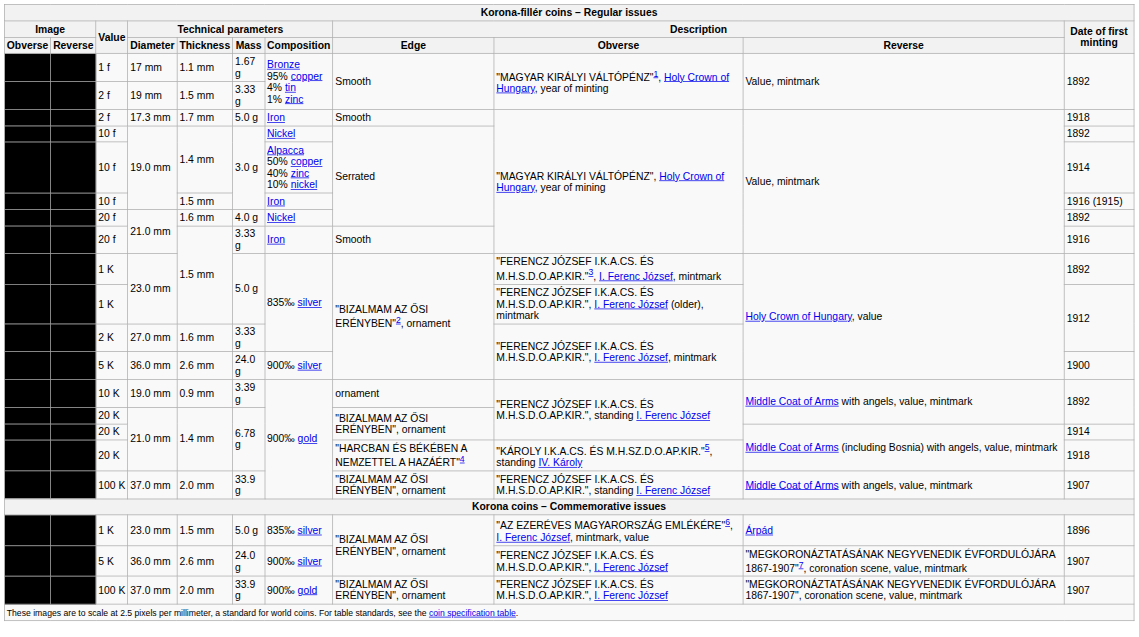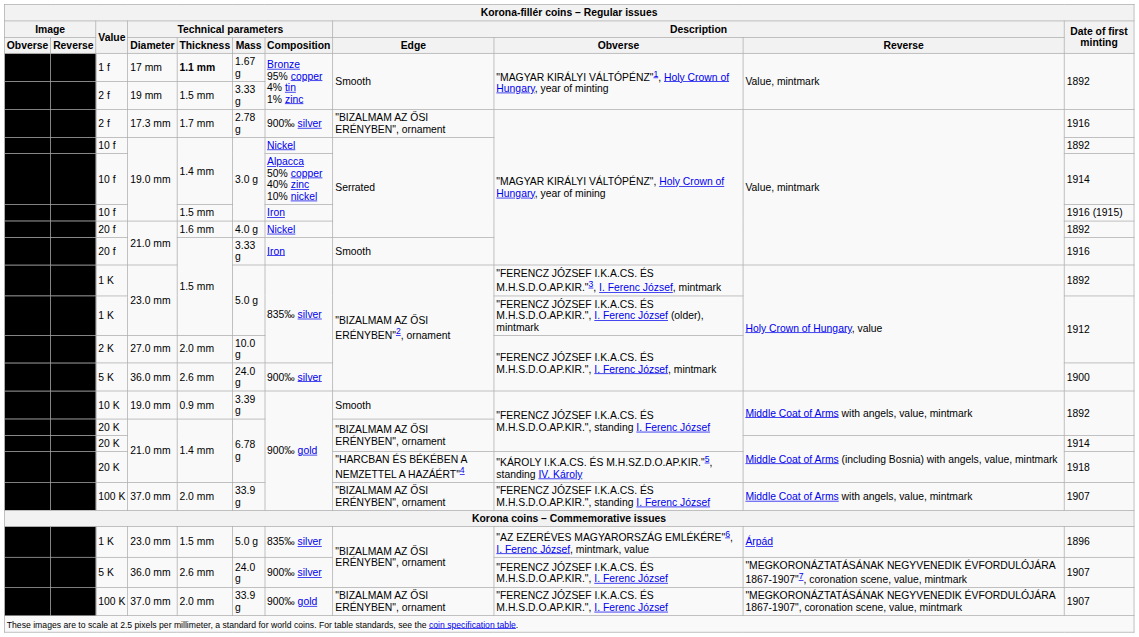(197, 68) normal -> (197, 68) bold
(247, 118) 5.0 g -> (245, 124) 2.78 g
(276, 118) Iron -> (294, 124) 900‰ silver
(353, 118) Smooth -> (390, 124) "BIZALMAM AZ ŐSI ERÉNYBEN", ornament
(1078, 118) 1918 -> (1078, 124) 1916
(197, 338) 1.6 mm -> (197, 350) 2.0 mm
(245, 338) 3.33 g -> (245, 350) 10.0 g
(357, 394) ornament -> (353, 405) Smooth
